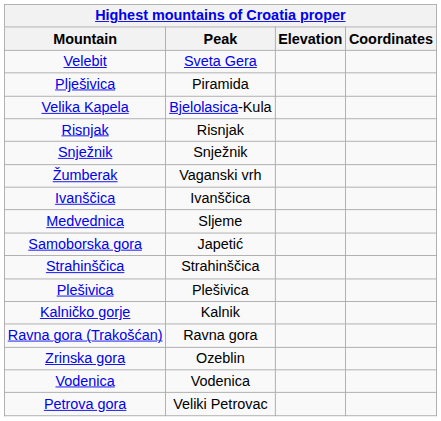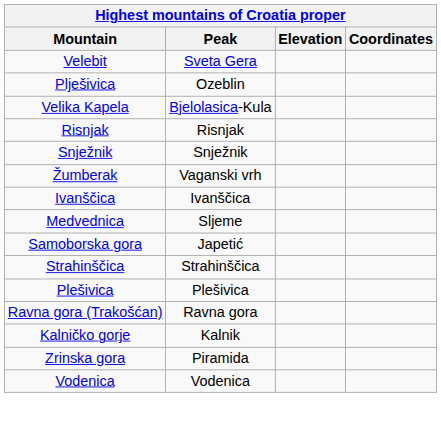(220, 84) Piramida -> (220, 84) Ozeblin
rows swapped: (85, 335) <-> (85, 312)
(220, 358) Ozeblin -> (220, 358) Piramida
- row: (85, 404)
